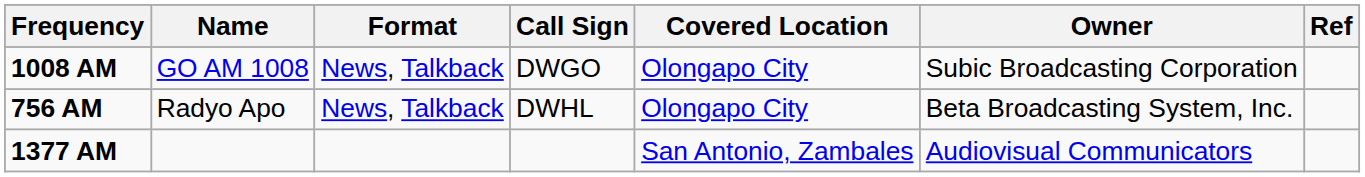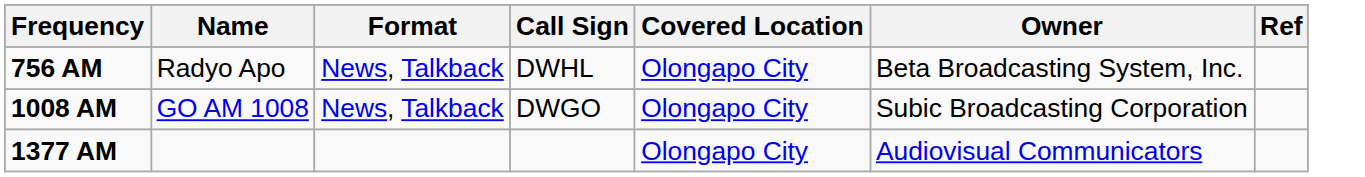rows swapped: (57, 109) <-> (64, 68)
(777, 151) San Antonio, Zambales -> (725, 151) Olongapo City
